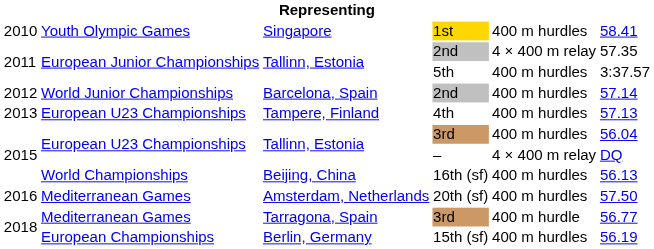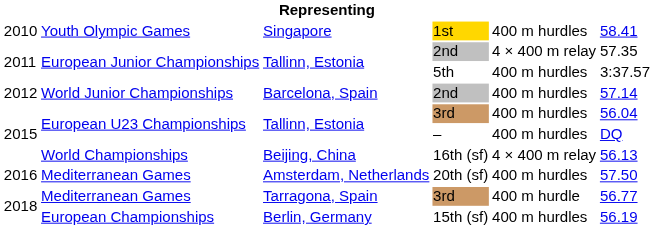- row: (321, 113)
(544, 155) 4 × 400 m relay -> (540, 134) 400 m hurdles
(540, 175) 400 m hurdles -> (544, 155) 4 × 400 m relay
